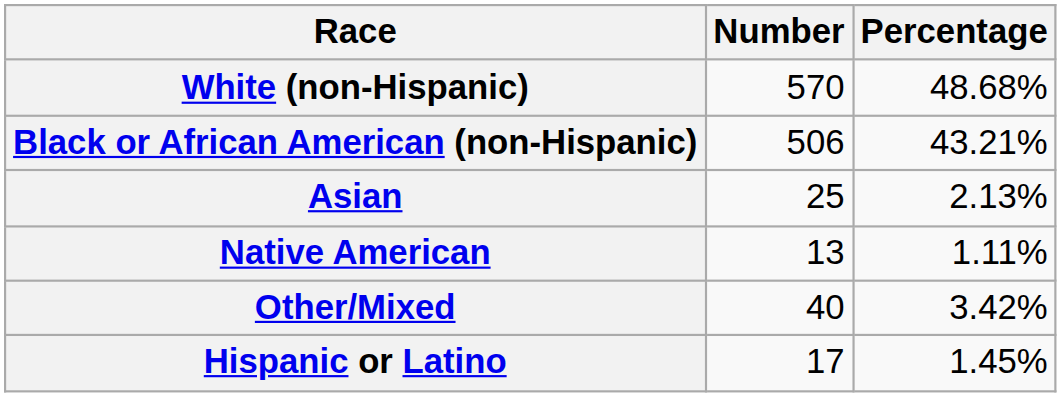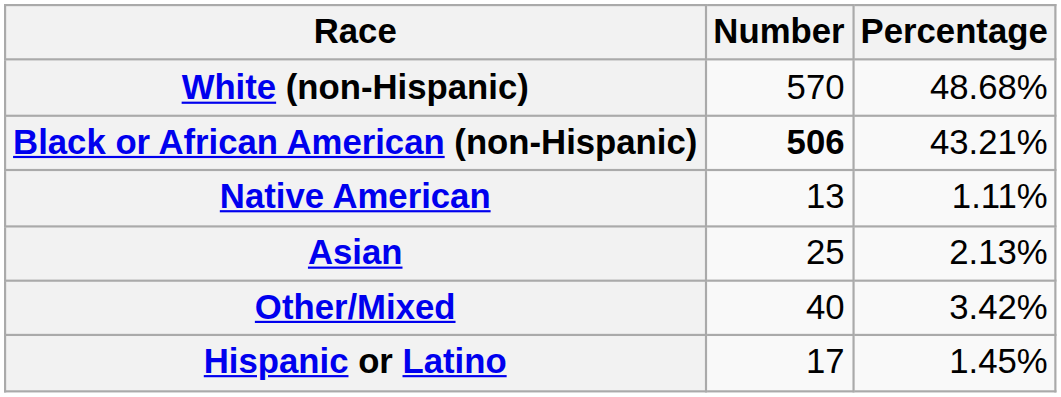(816, 142) normal -> (816, 142) bold
rows swapped: (355, 252) <-> (355, 197)
